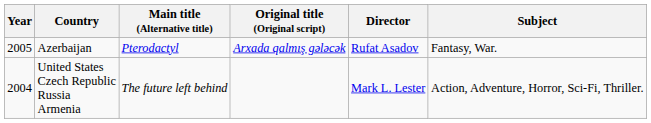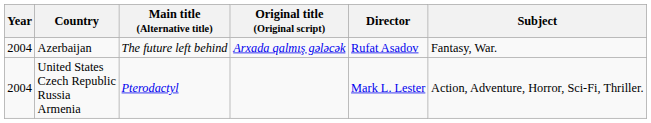(20, 47) 2005 -> (20, 47) 2004
(150, 47) Pterodactyl -> (175, 47) The future left behind
(175, 87) The future left behind -> (150, 87) Pterodactyl
